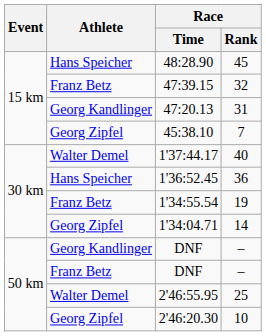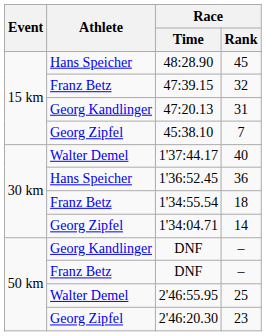(241, 202) 19 -> (241, 202) 18
(241, 319) 10 -> (241, 319) 23
